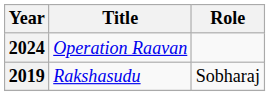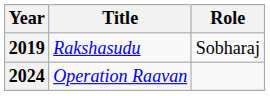rows swapped: (27, 76) <-> (27, 47)
